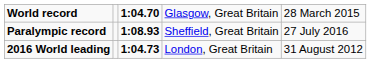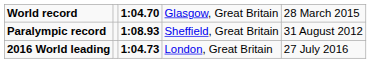(316, 31) 27 July 2016 -> (323, 31) 31 August 2012
(323, 49) 31 August 2012 -> (316, 49) 27 July 2016
